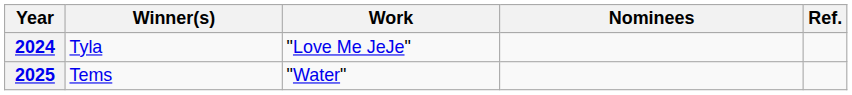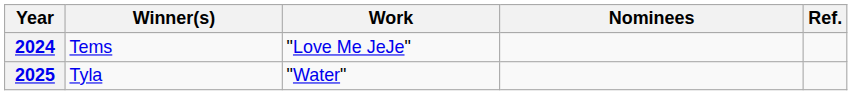(86, 47) Tyla -> (91, 47) Tems
(91, 75) Tems -> (86, 75) Tyla
